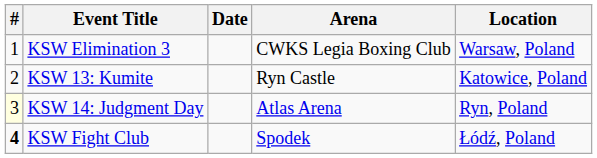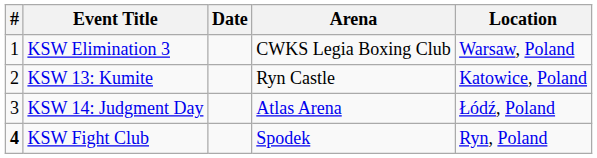(14, 108) lightyellow background -> (14, 108) no background
(503, 108) Ryn, Poland -> (507, 108) Łódź, Poland
(507, 138) Łódź, Poland -> (503, 138) Ryn, Poland
